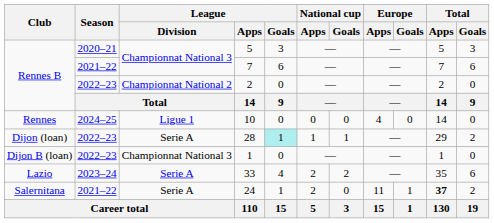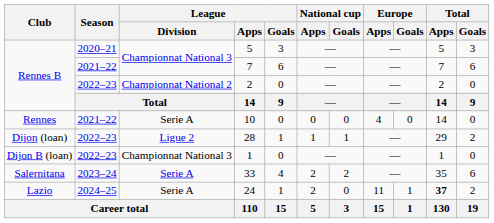(97, 119) 2024–25 -> (97, 119) 2021–22
(177, 119) Ligue 1 -> (177, 119) Serie A
(177, 137) Serie A -> (177, 137) Ligue 2
(281, 137) paleturquoise background -> (281, 137) no background
(40, 173) Lazio -> (40, 173) Salernitana
(40, 191) Salernitana -> (40, 191) Lazio
(97, 191) 2021–22 -> (97, 191) 2024–25
